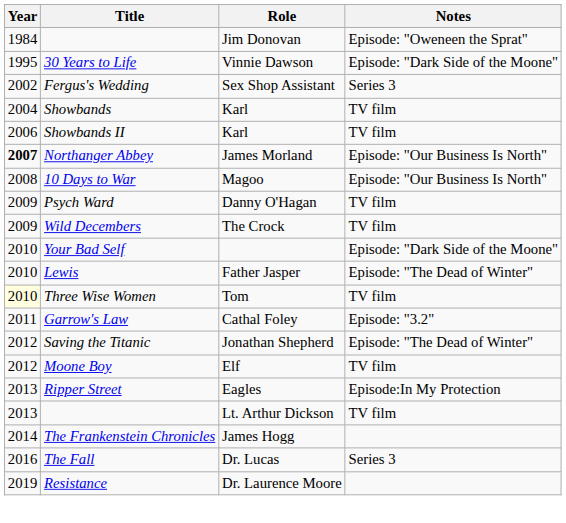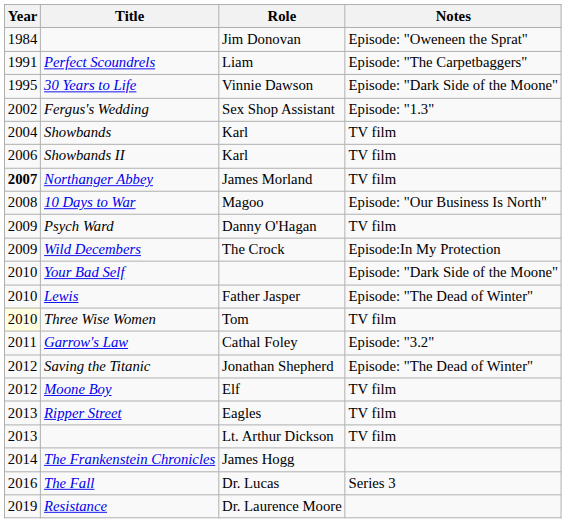+ row: (100, 62)
(372, 86) Series 3 -> (391, 109) Episode: "1.3"
(448, 156) Episode: "Our Business Is North" -> (372, 179) TV film
(372, 226) TV film -> (425, 249) Episode:In My Protection
(425, 389) Episode:In My Protection -> (372, 413) TV film
